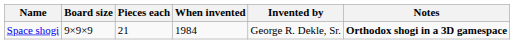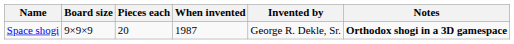(123, 30) 21 -> (123, 30) 20
(186, 30) 1984 -> (186, 30) 1987
